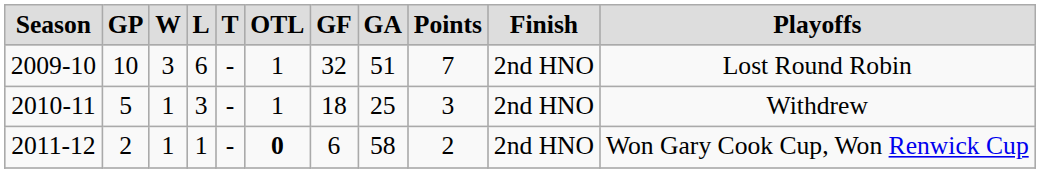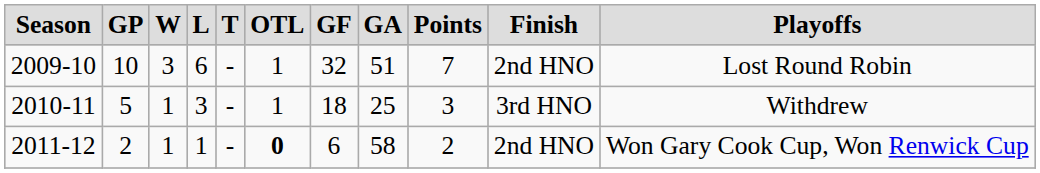(544, 106) 2nd HNO -> (544, 106) 3rd HNO
